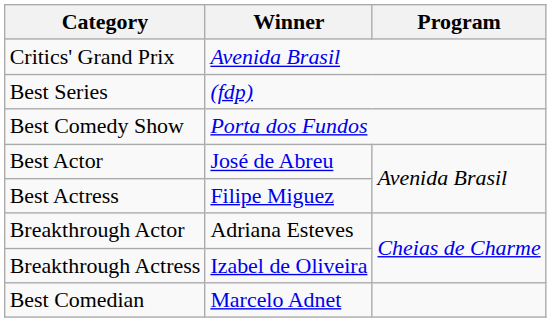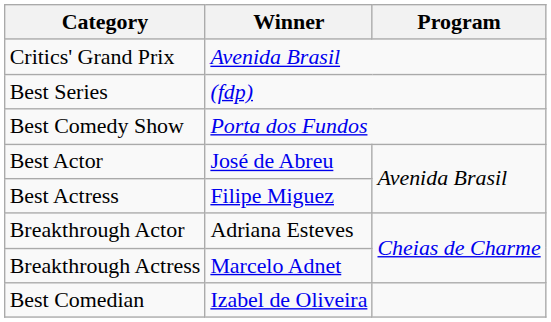(289, 265) Izabel de Oliveira -> (276, 265) Marcelo Adnet
(276, 299) Marcelo Adnet -> (289, 299) Izabel de Oliveira
